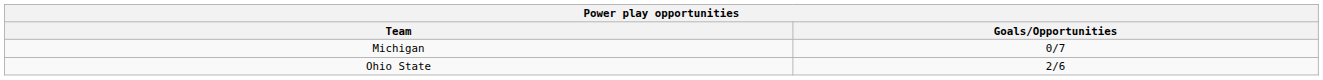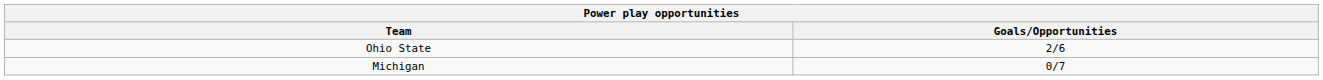rows swapped: (399, 48) <-> (399, 66)
